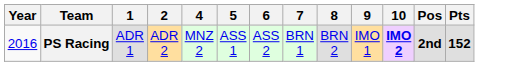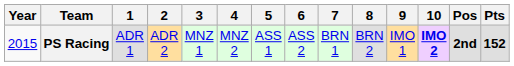+ column: (199, 15)
(22, 43) 2016 -> (22, 43) 2015
